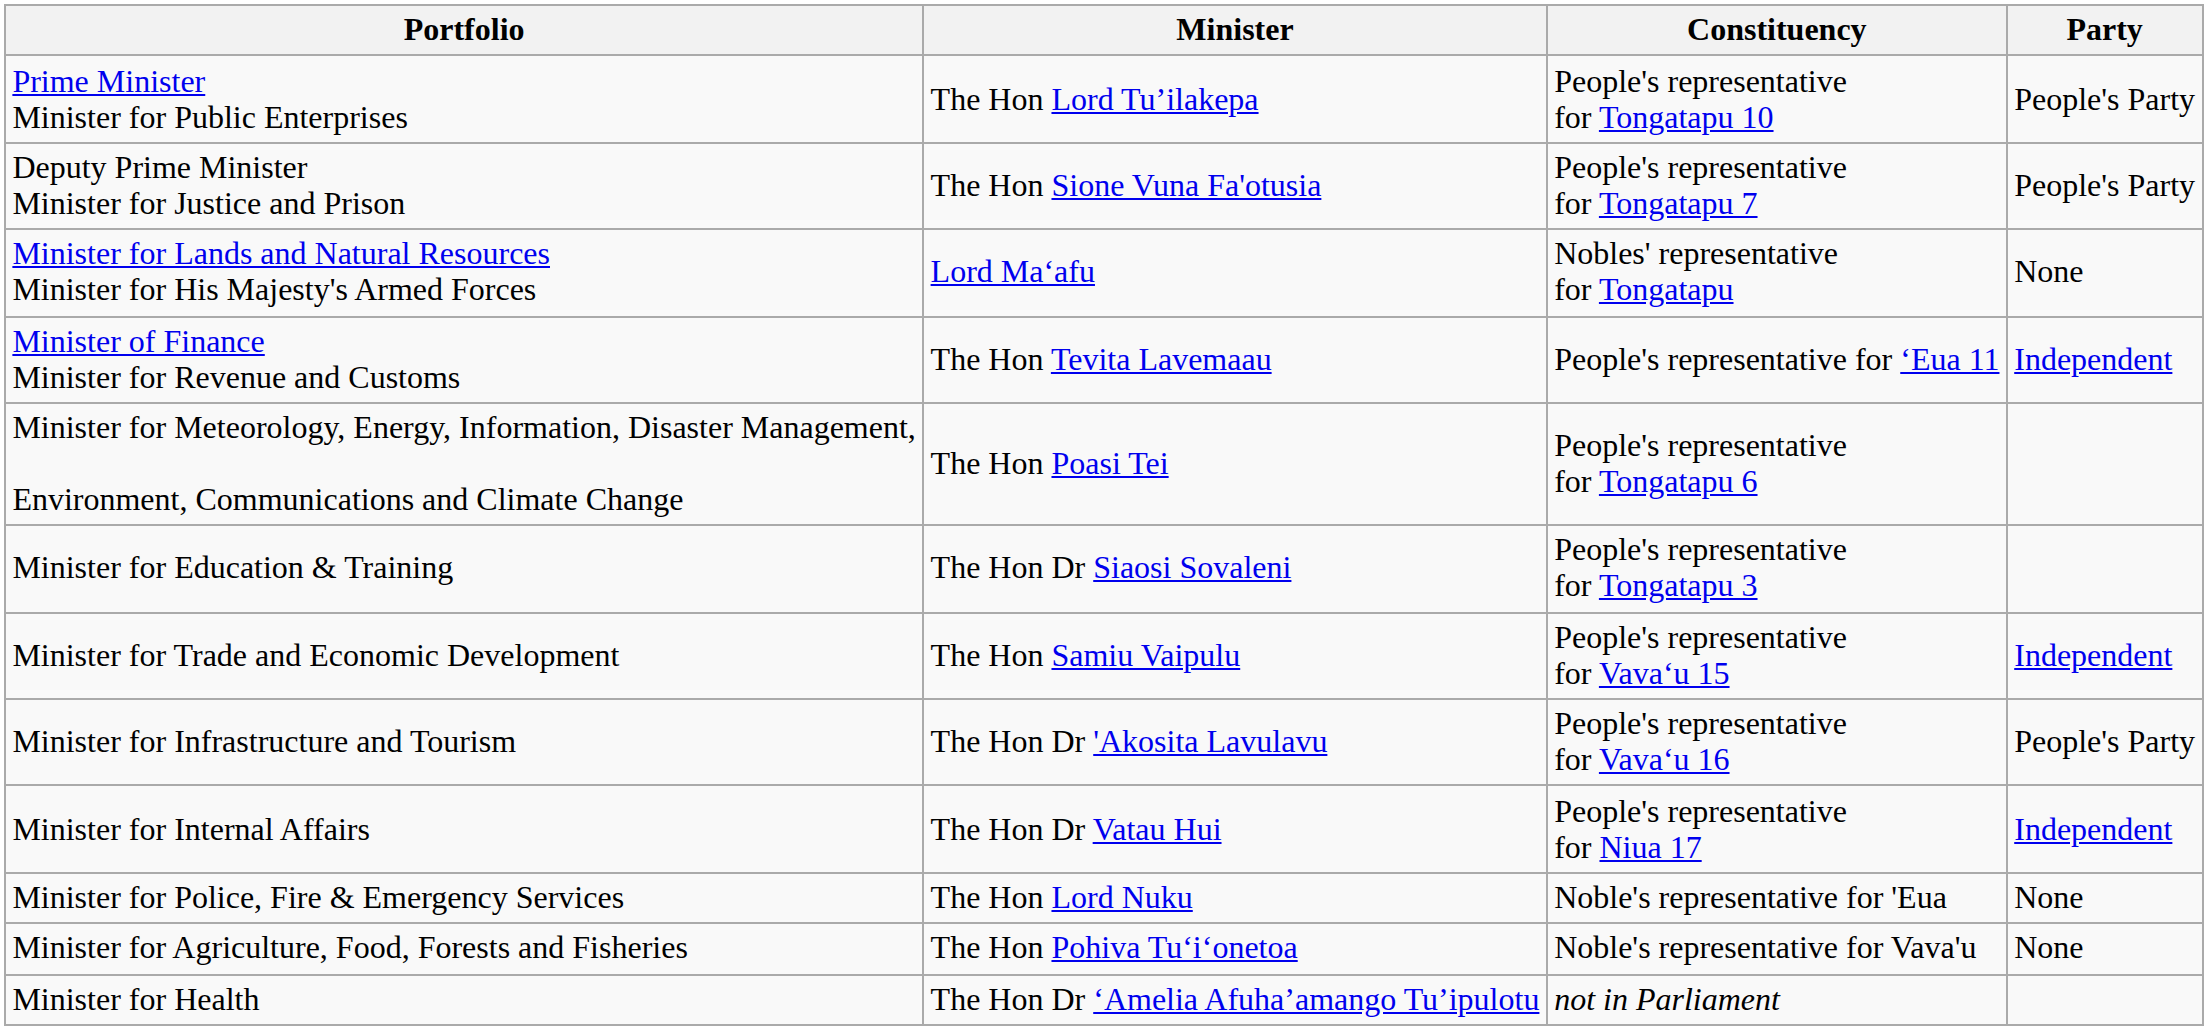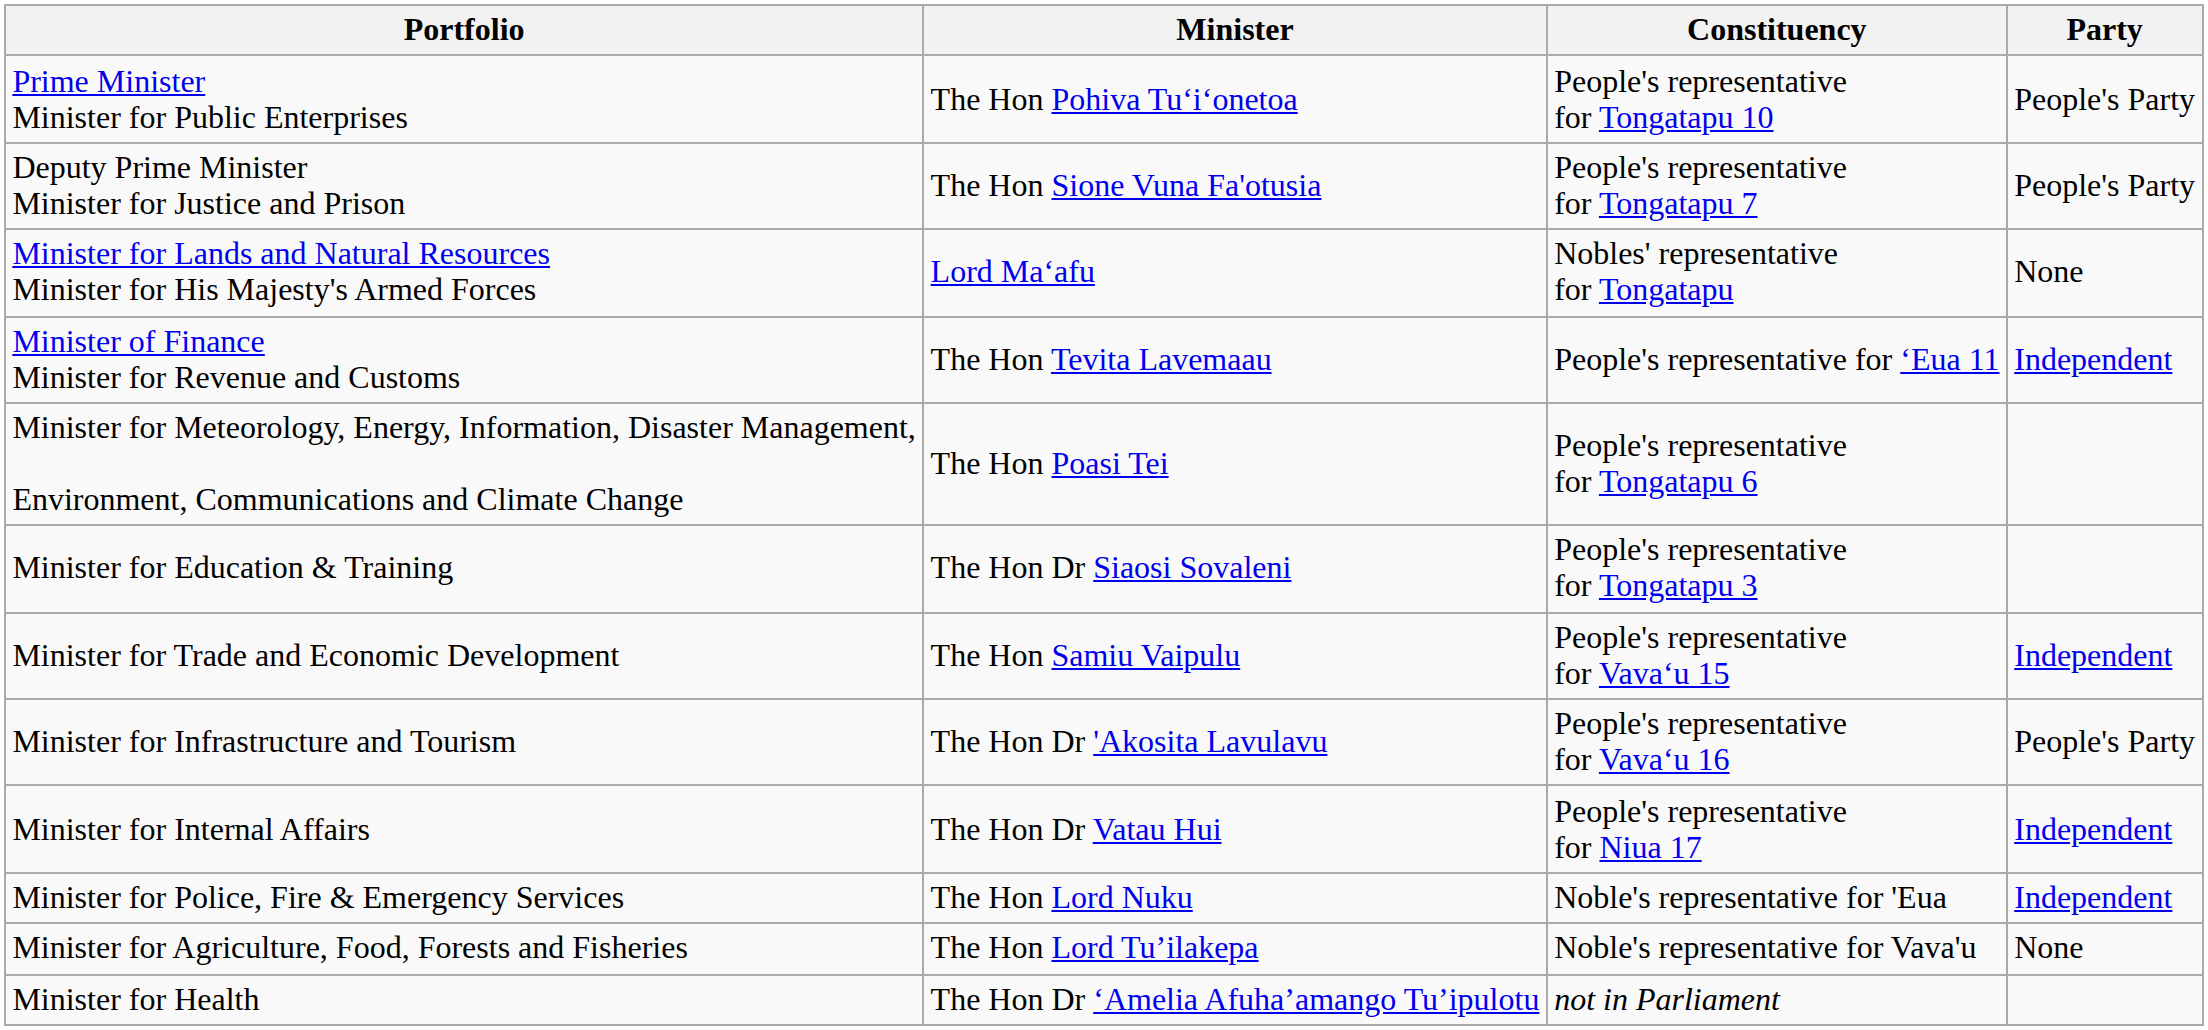(1095, 98) The Hon Lord Tu’ilakepa -> (1114, 98) The Hon Pohiva Tuʻiʻonetoa
(2049, 897) None -> (2093, 897) Independent
(1114, 948) The Hon Pohiva Tuʻiʻonetoa -> (1095, 948) The Hon Lord Tu’ilakepa
